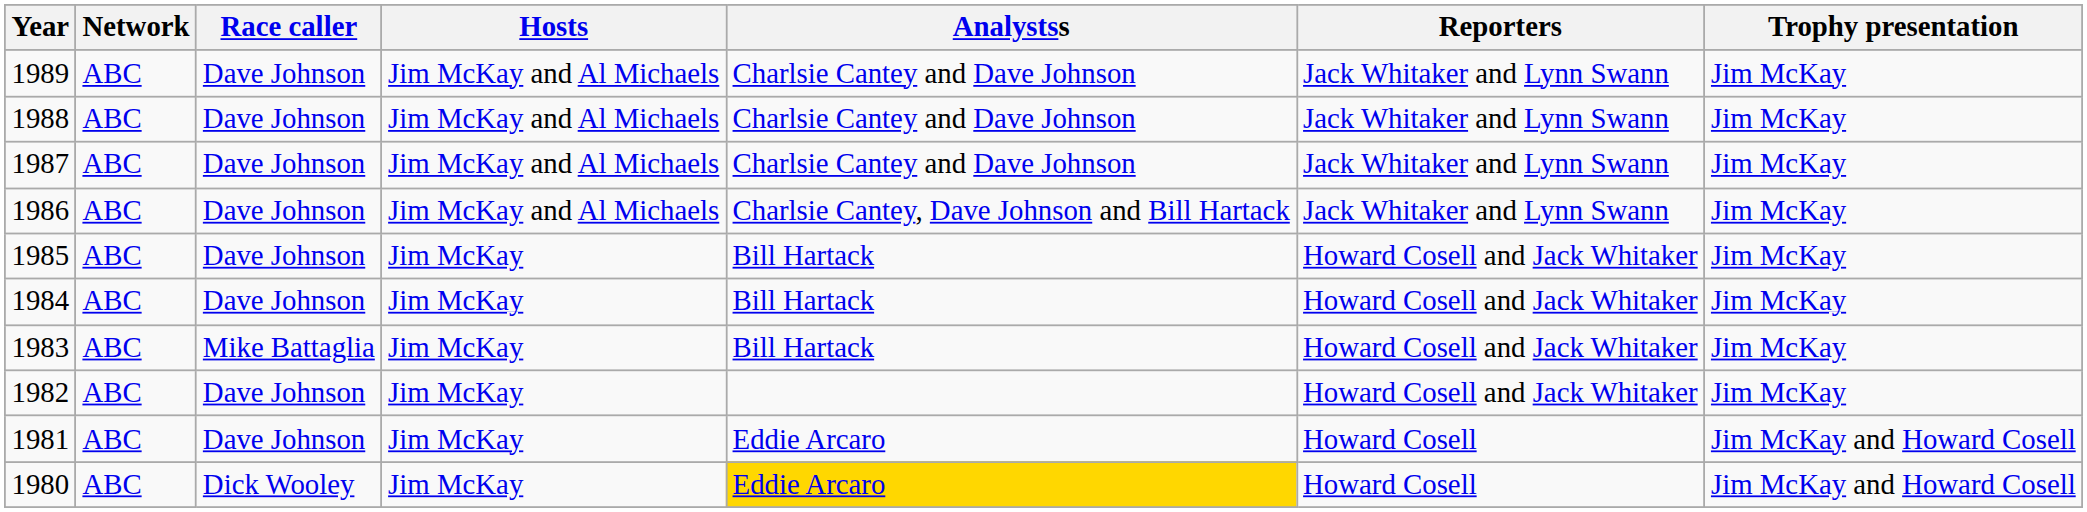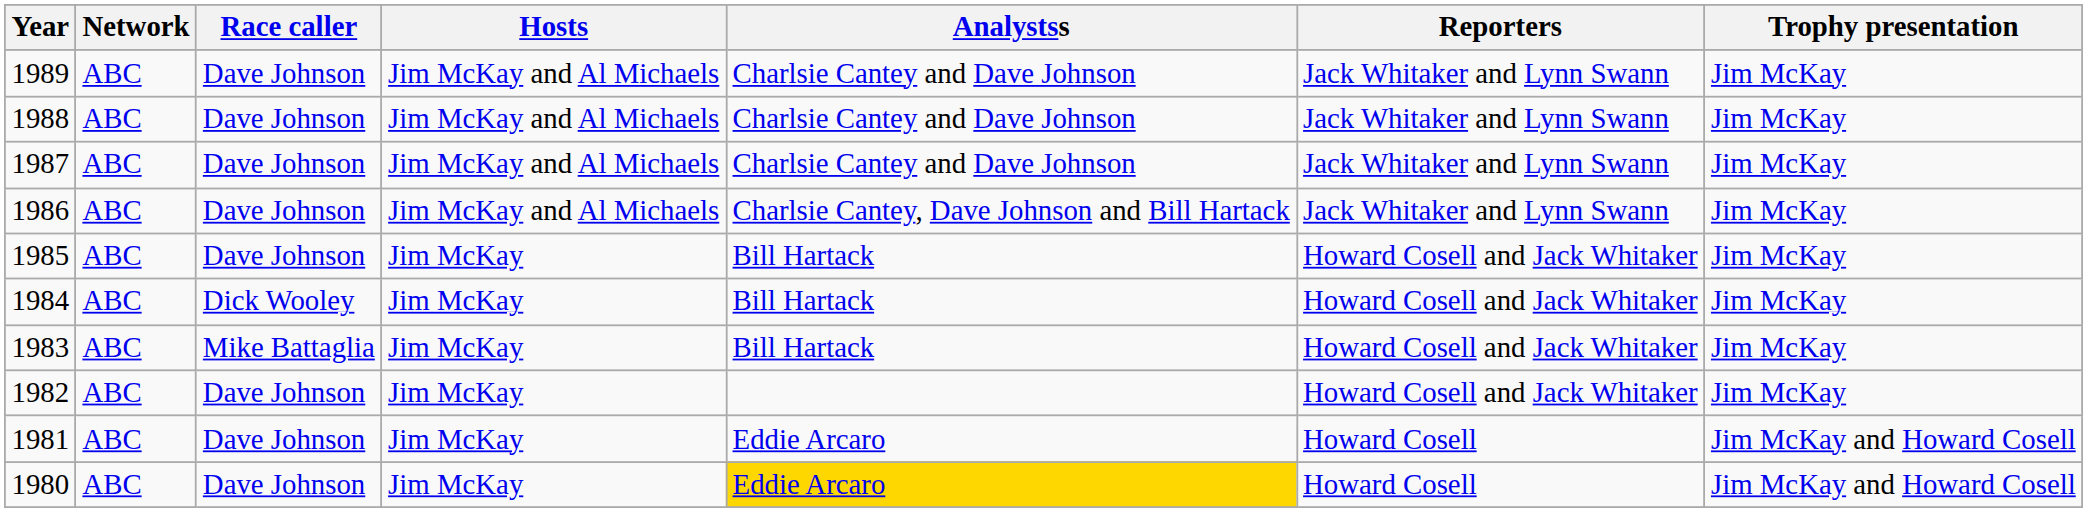(284, 301) Dave Johnson -> (279, 301) Dick Wooley
(279, 484) Dick Wooley -> (284, 484) Dave Johnson
